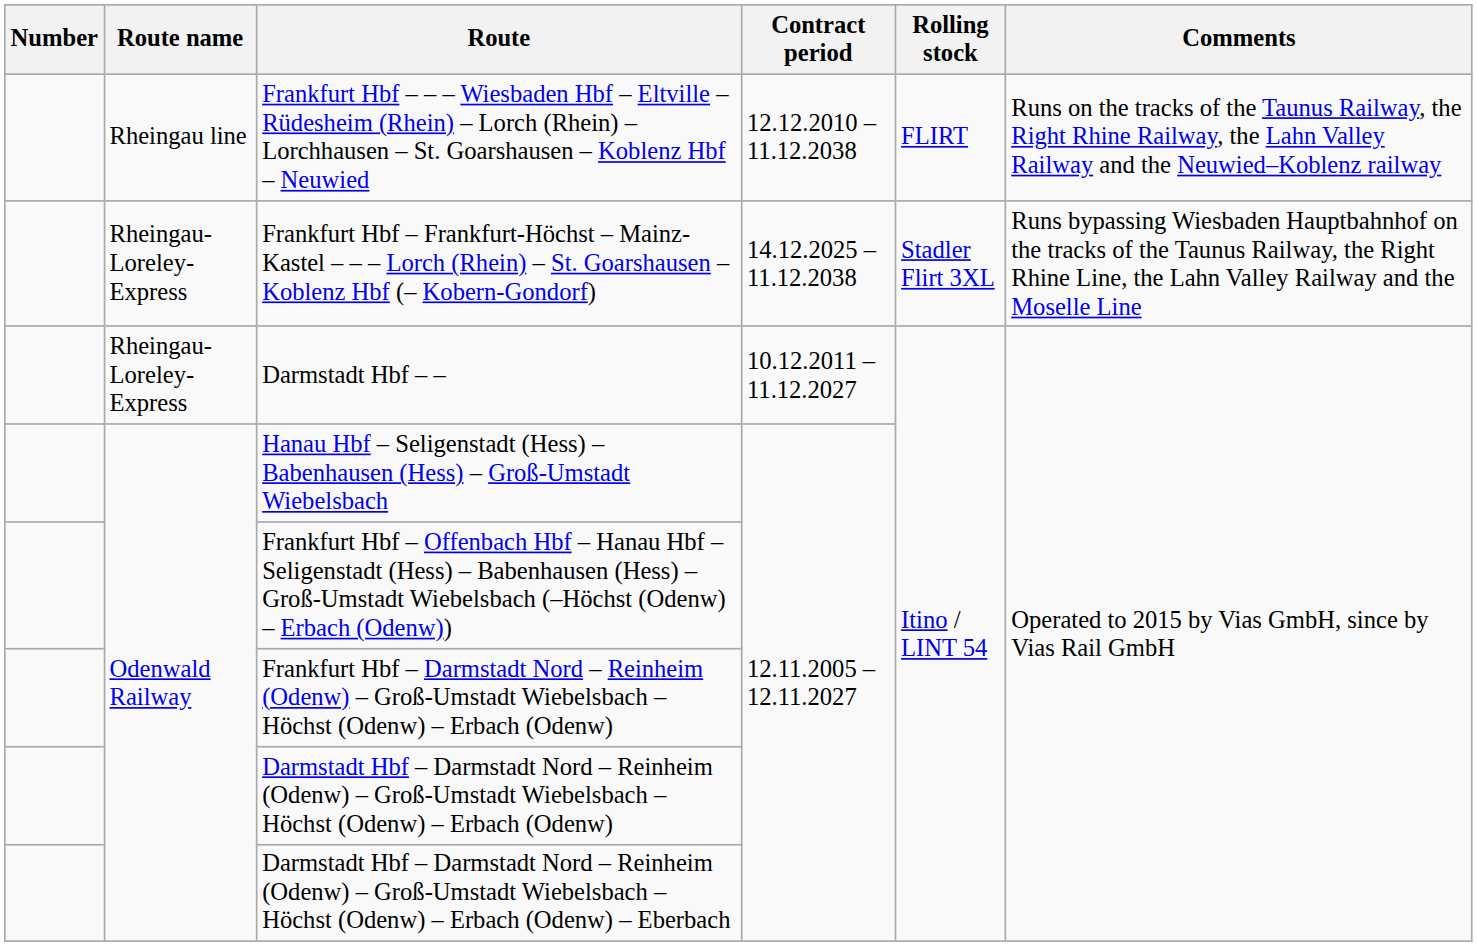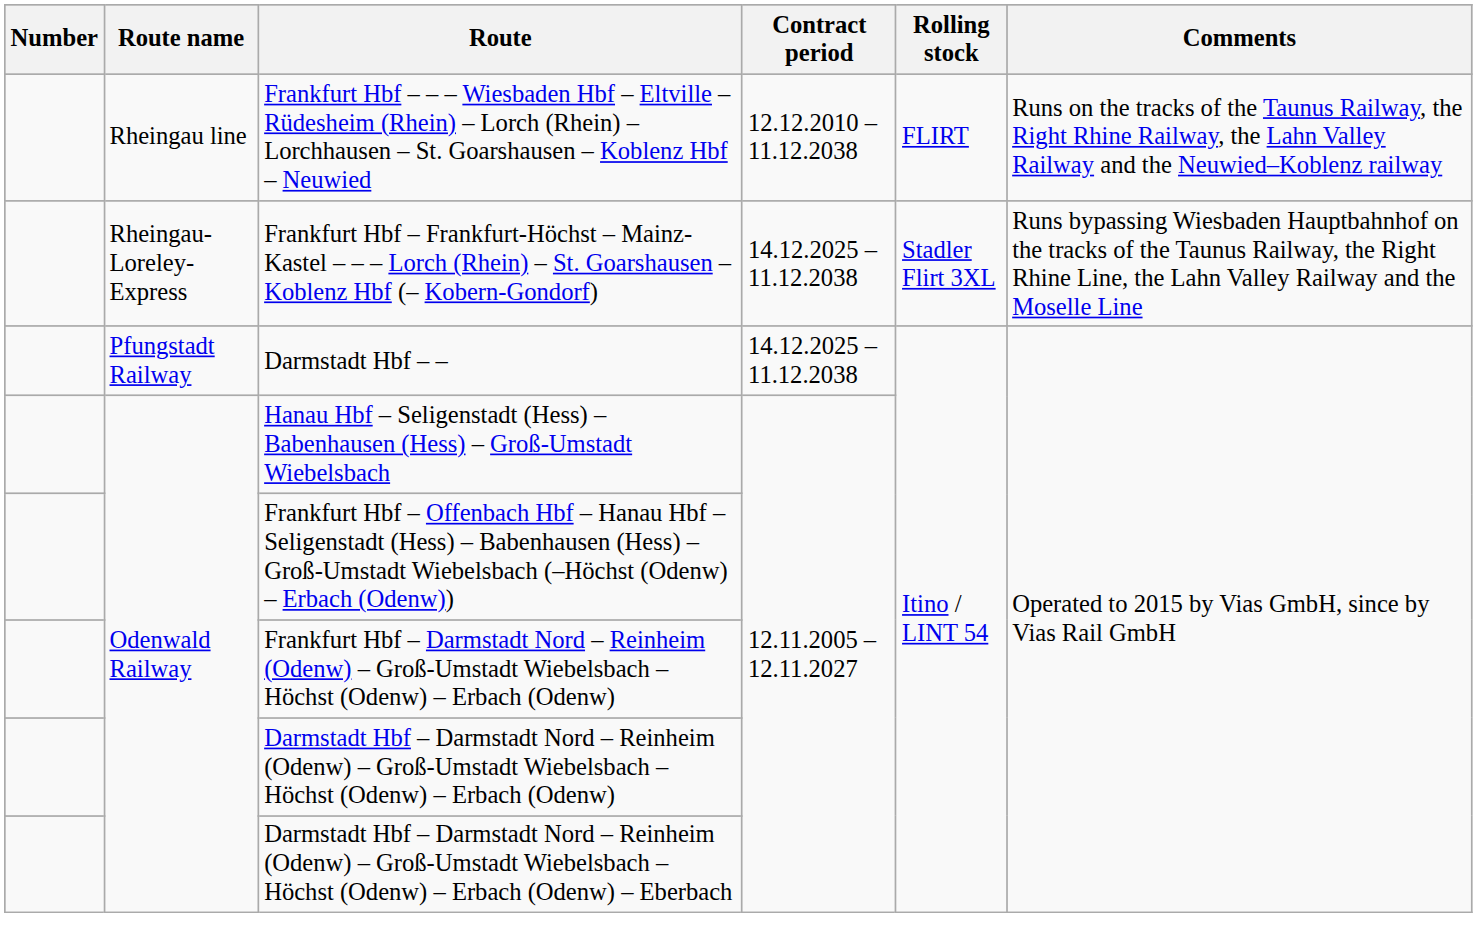(161, 374) Rheingau-Loreley-Express -> (162, 360) Pfungstadt Railway
(811, 374) 10.12.2011 – 11.12.2027 -> (813, 360) 14.12.2025 – 11.12.2038
